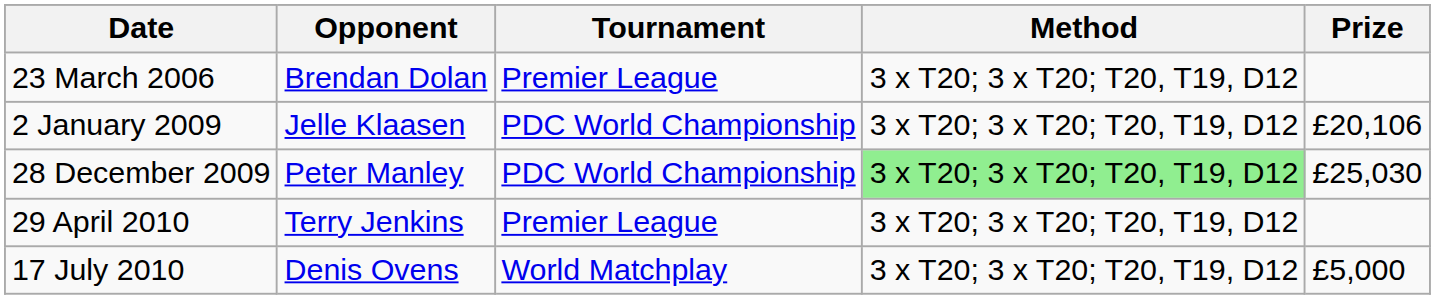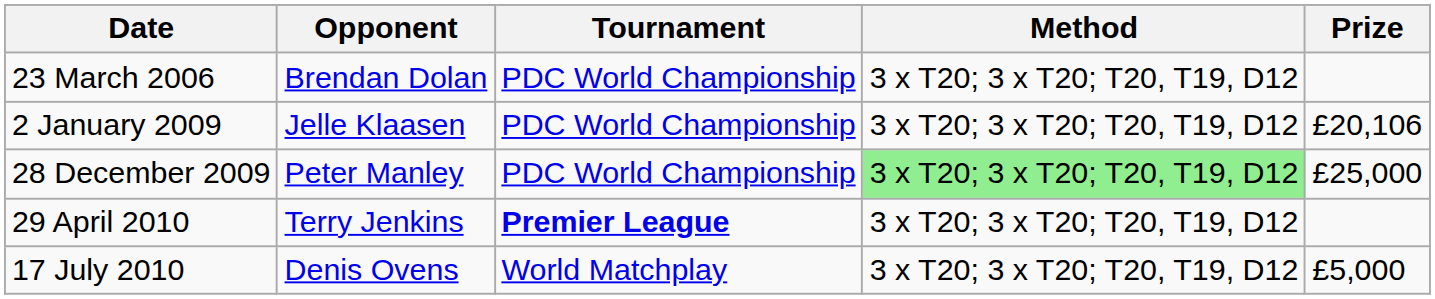(610, 76) Premier League -> (679, 76) PDC World Championship
(1367, 173) £25,030 -> (1367, 173) £25,000
(610, 221) normal -> (615, 221) bold
